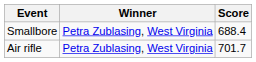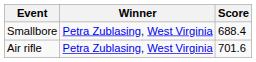(232, 48) 701.7 -> (232, 48) 701.6
